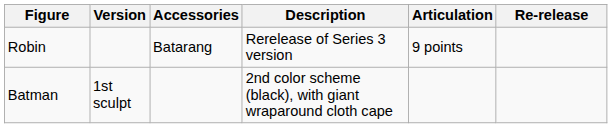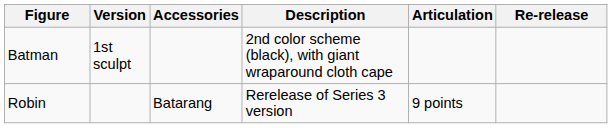rows swapped: (33, 94) <-> (27, 47)
